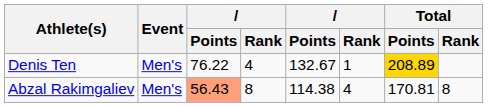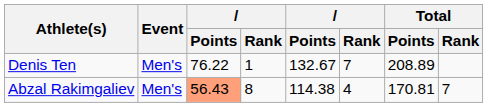(249, 65) 4 -> (249, 65) 1
(347, 65) 1 -> (347, 65) 7
(411, 65) gold background -> (411, 65) no background
(446, 89) 8 -> (446, 89) 7
